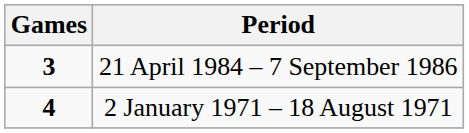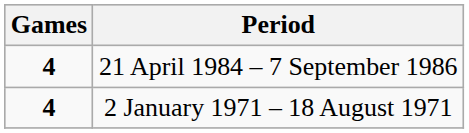(49, 66) 3 -> (49, 66) 4
